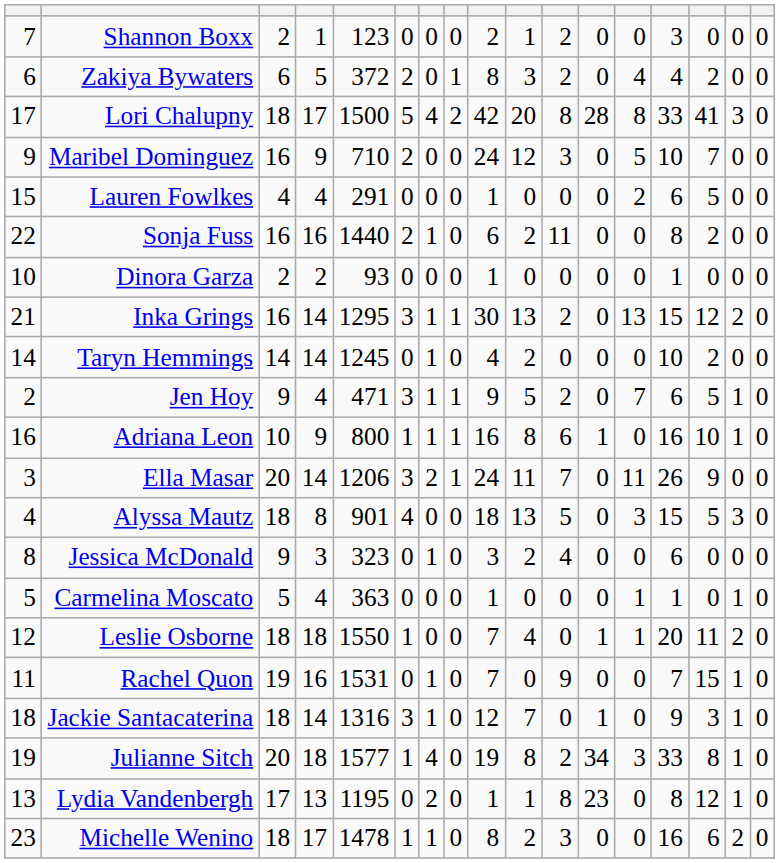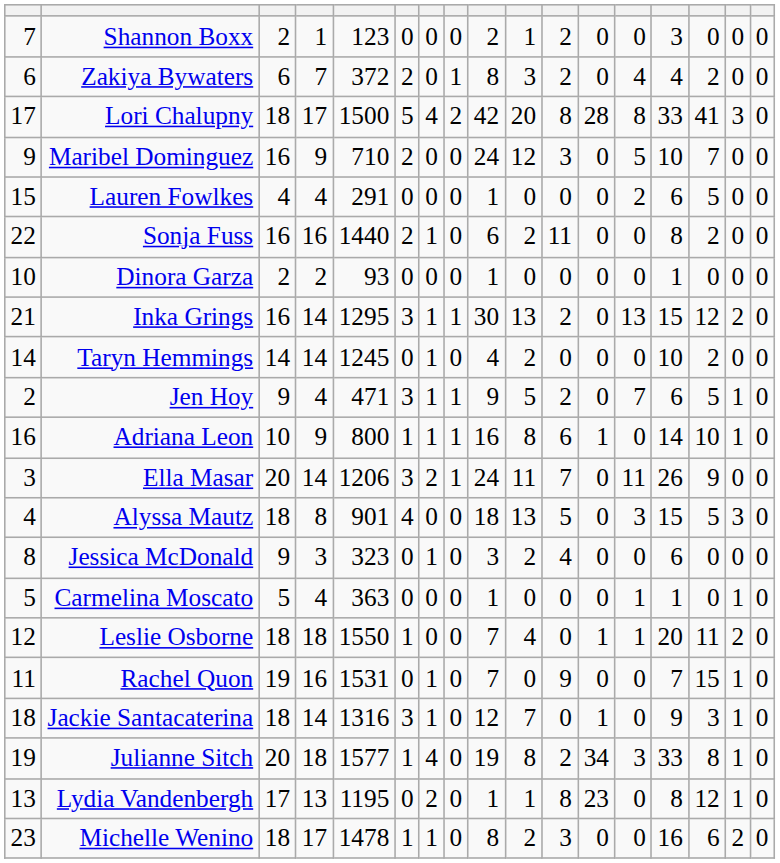(321, 76) 5 -> (321, 76) 7
(670, 437) 16 -> (670, 437) 14
